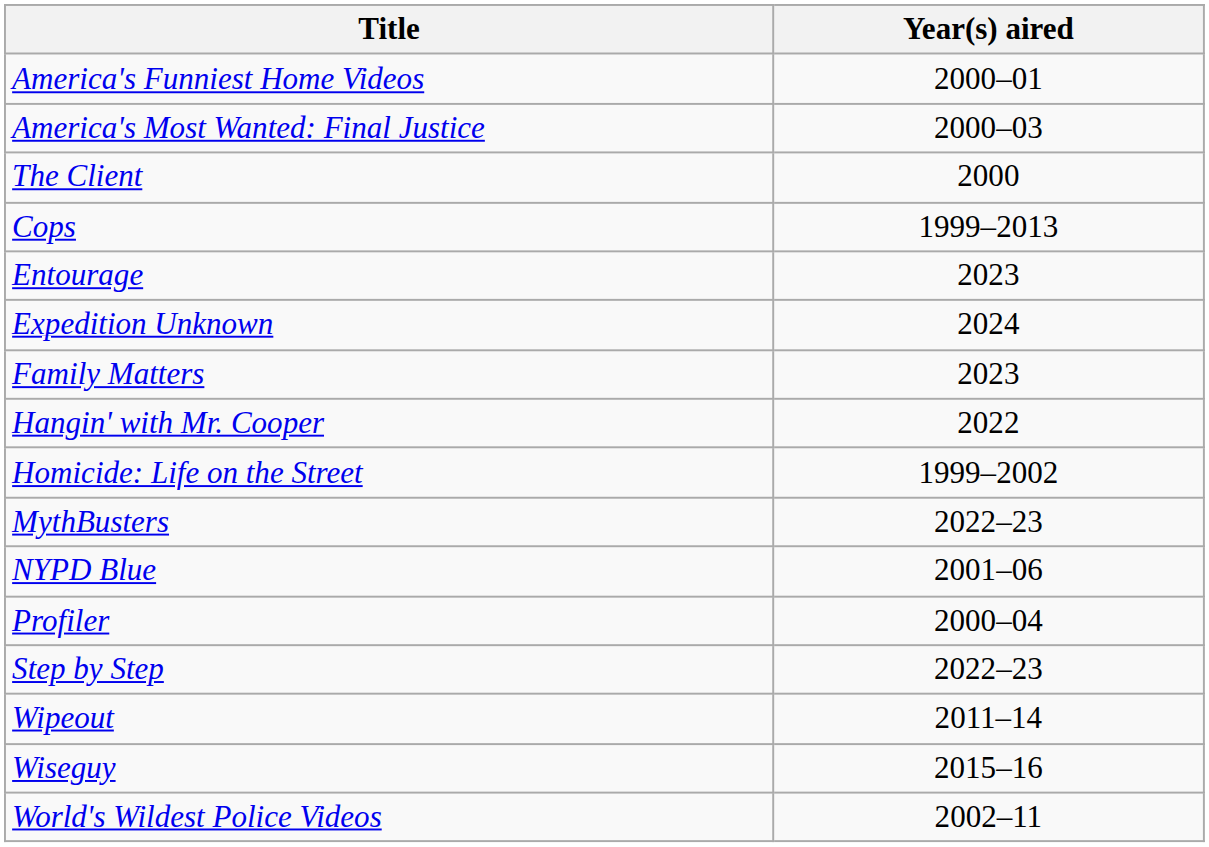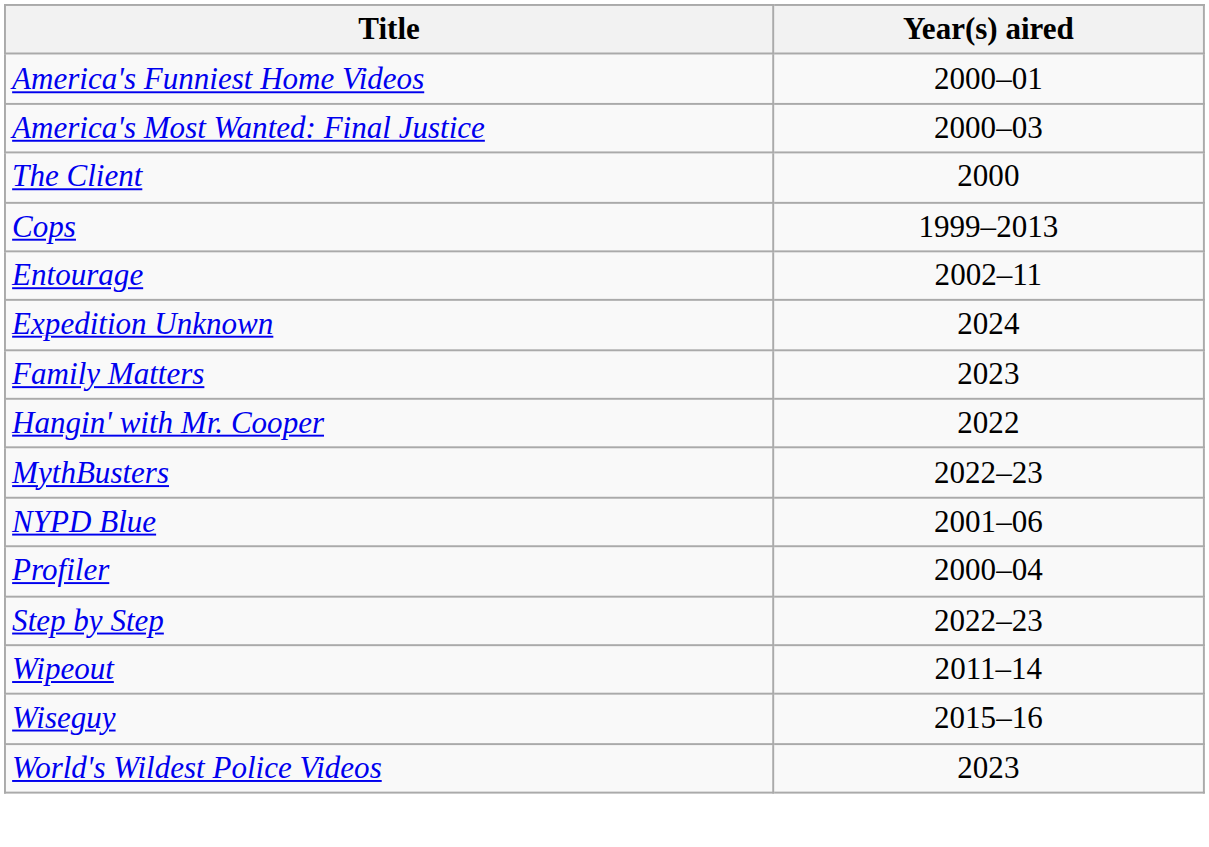(988, 275) 2023 -> (988, 275) 2002–11
- row: (187, 472)
(988, 816) 2002–11 -> (988, 767) 2023
